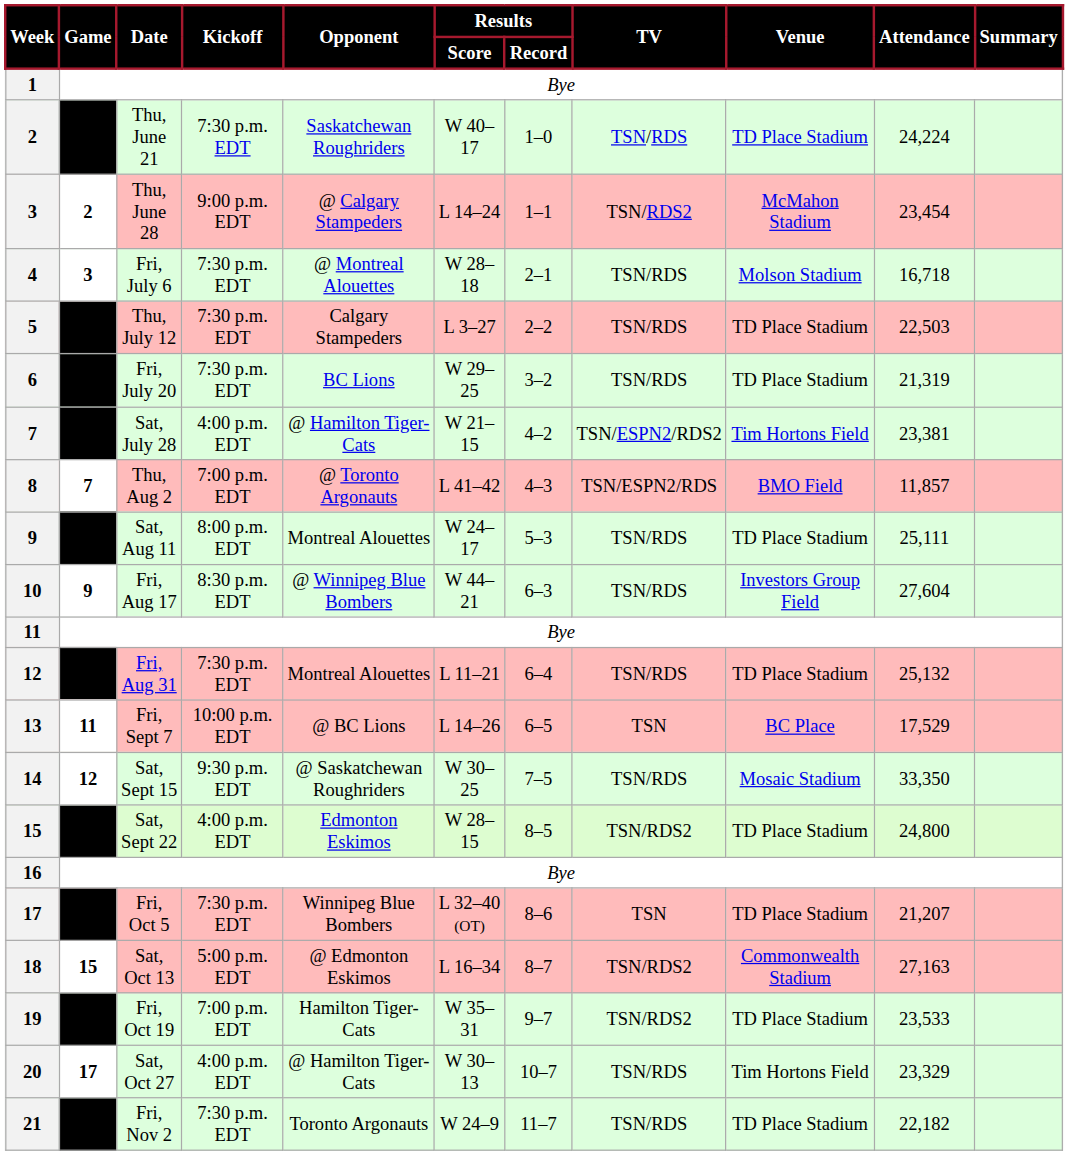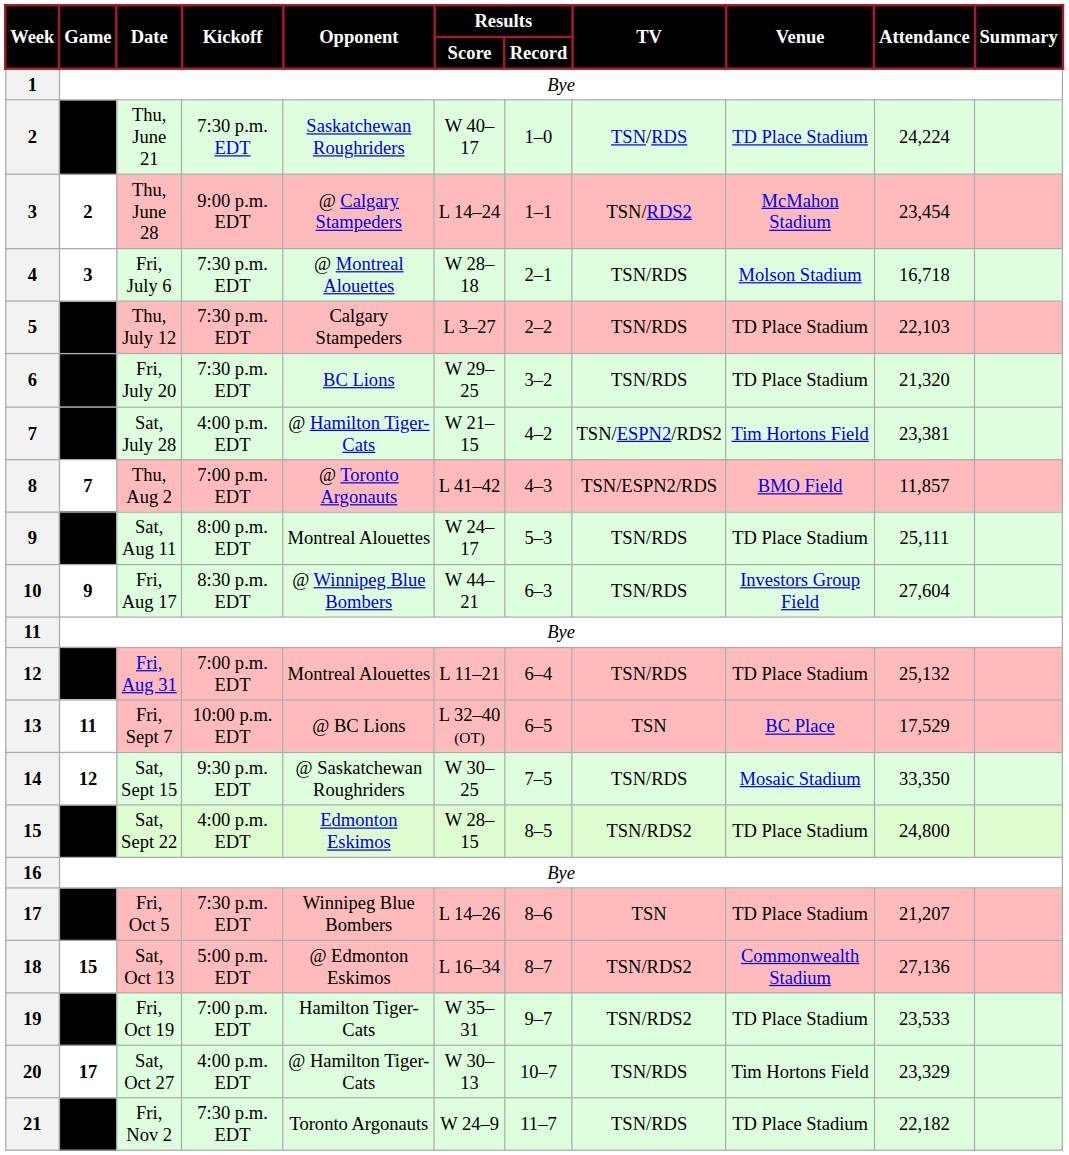(924, 327) 22,503 -> (924, 327) 22,103
(924, 380) 21,319 -> (924, 380) 21,320
(233, 673) 7:30 p.m. EDT -> (233, 673) 7:00 p.m. EDT
(470, 726) L 14–26 -> (470, 726) L 32–40 (OT)
(470, 914) L 32–40 (OT) -> (470, 914) L 14–26
(924, 966) 27,163 -> (924, 966) 27,136
